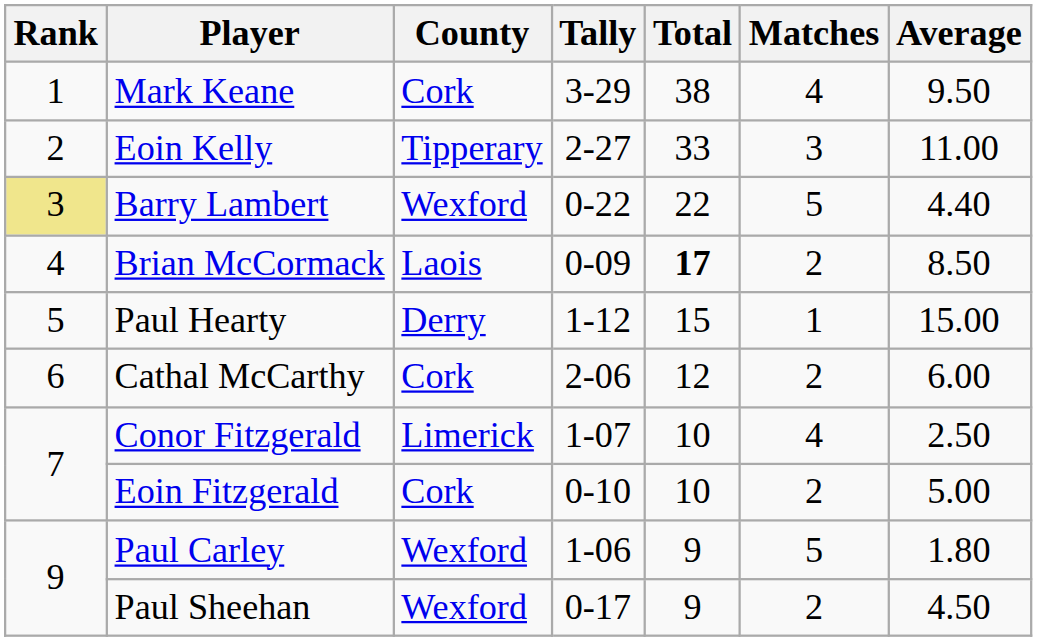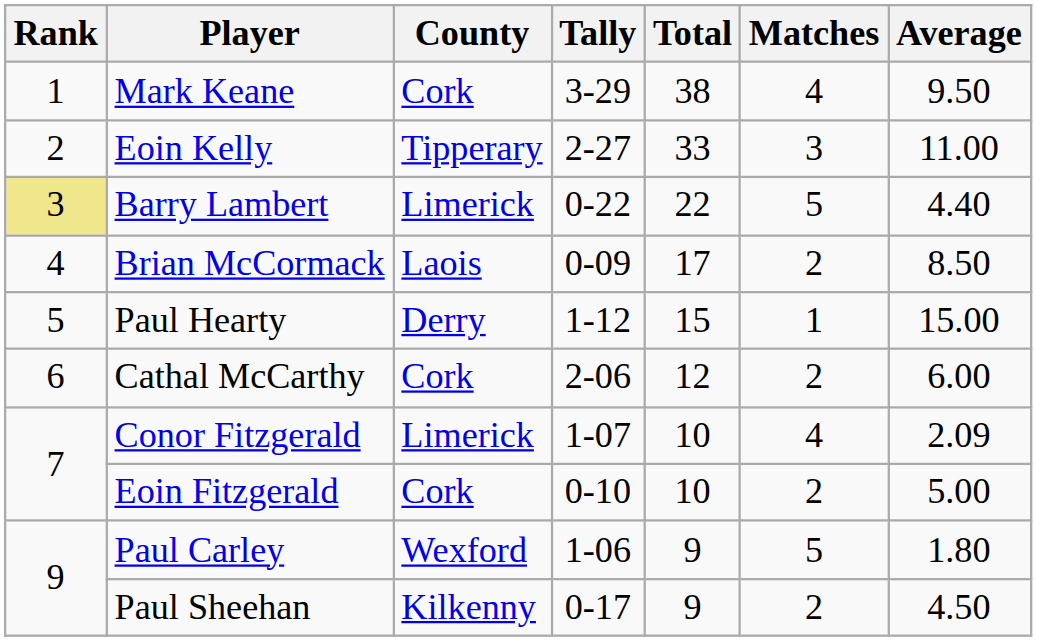(464, 205) Wexford -> (468, 205) Limerick
(693, 262) bold -> (693, 262) normal
(959, 434) 2.50 -> (959, 434) 2.09
(464, 606) Wexford -> (469, 606) Kilkenny
